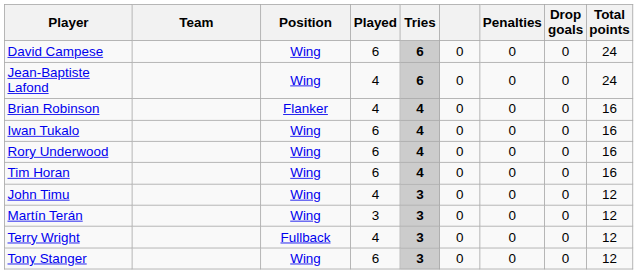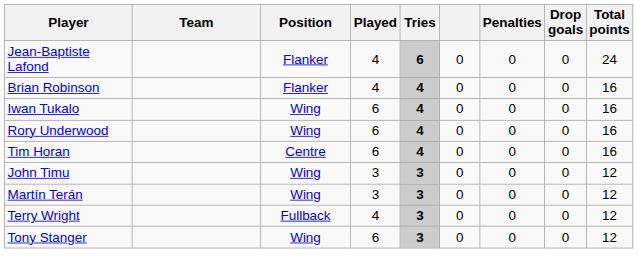- row: (55, 51)
(306, 80) Wing -> (306, 59) Flanker
(306, 173) Wing -> (306, 151) Centre
(375, 194) 4 -> (375, 173) 3
